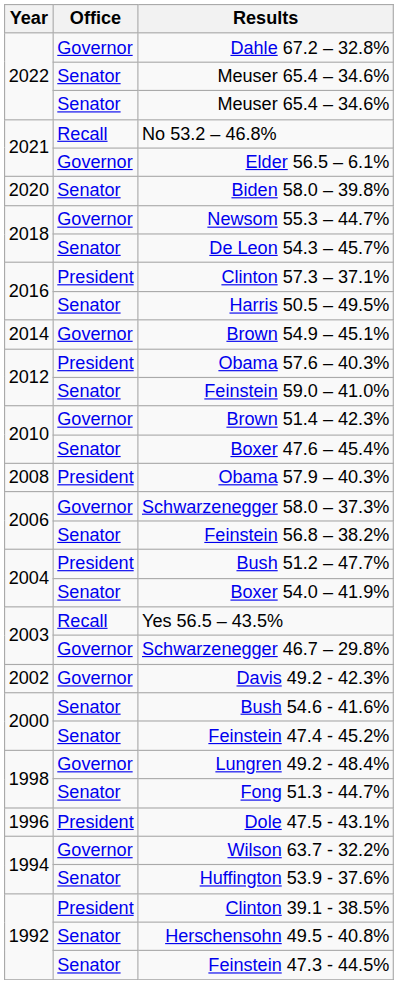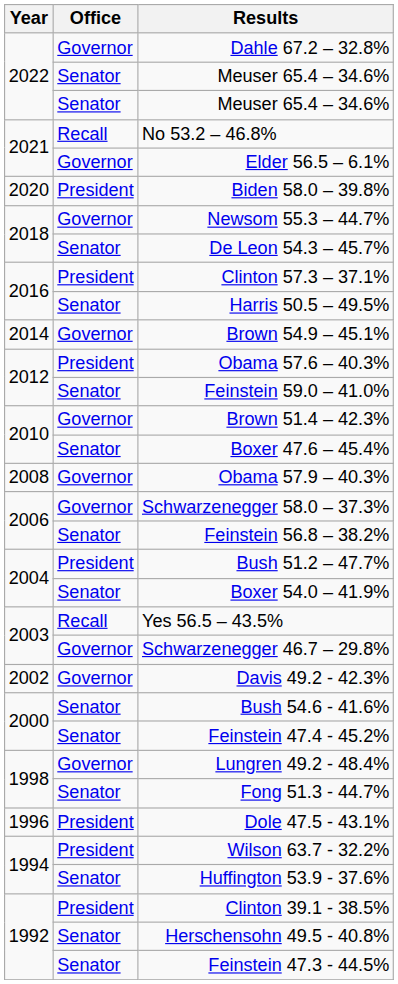(89, 190) Senator -> (95, 190) President
(95, 477) President -> (95, 477) Governor
(95, 850) Governor -> (95, 850) President
